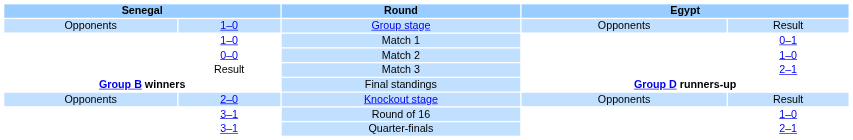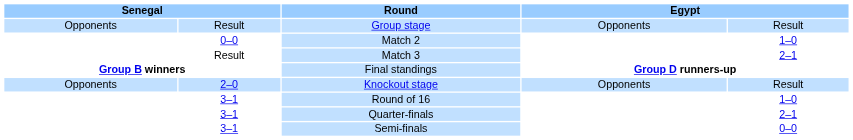(229, 25) 1–0 -> (229, 25) Result
- row: (401, 40)
+ row: (401, 129)
